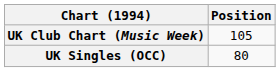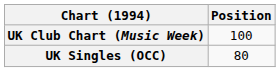(241, 35) 105 -> (241, 35) 100
